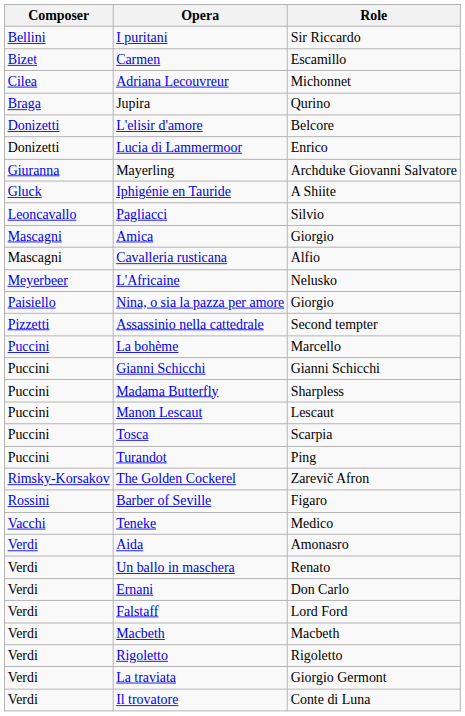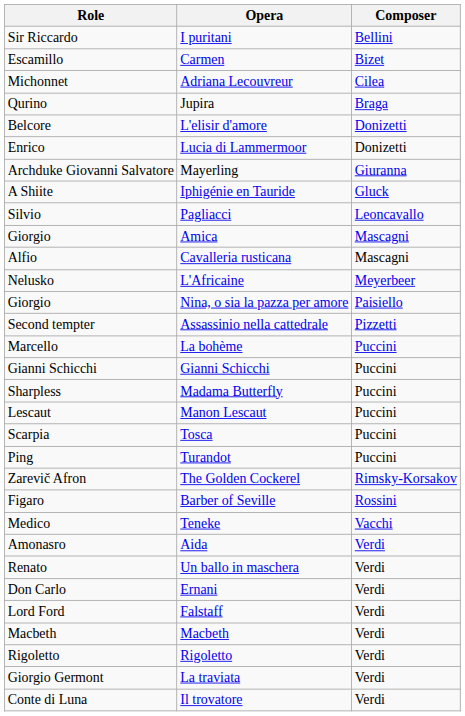columns swapped: (59, 15) <-> (374, 15)
